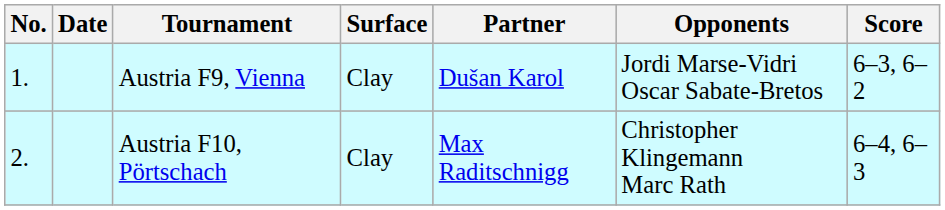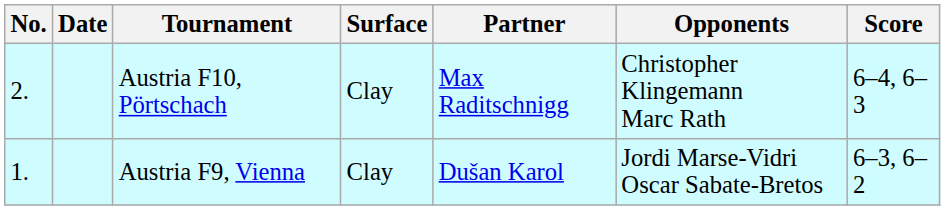rows swapped: (212, 76) <-> (180, 157)
